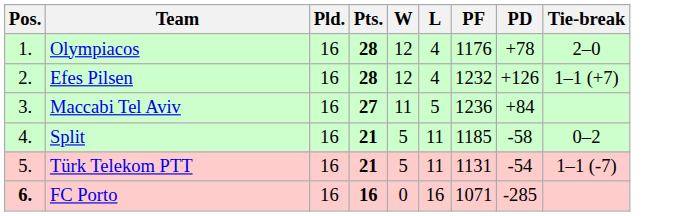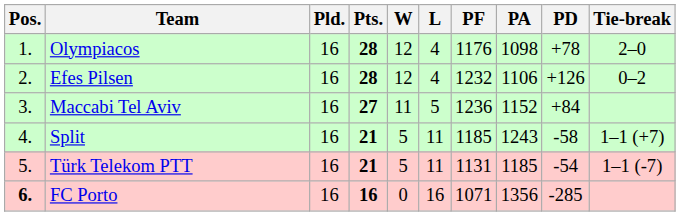+ column: (519, 19)
(587, 78) 1–1 (+7) -> (632, 78) 0–2
(587, 136) 0–2 -> (632, 136) 1–1 (+7)
